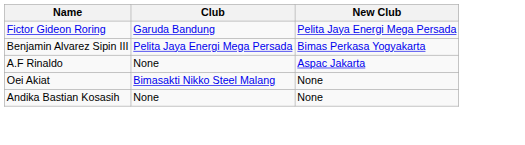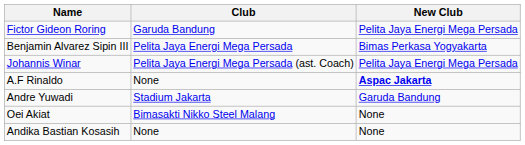+ row: (44, 64)
(331, 64) normal -> (395, 81) bold
+ row: (40, 98)
